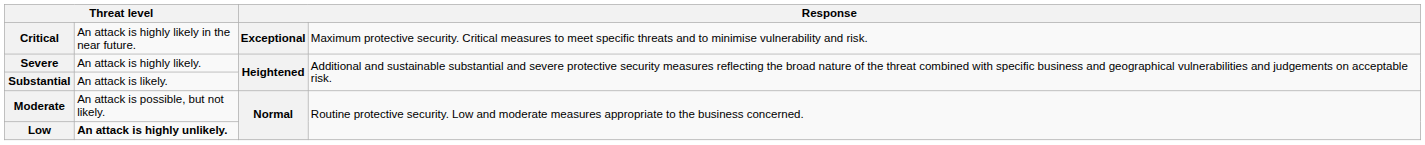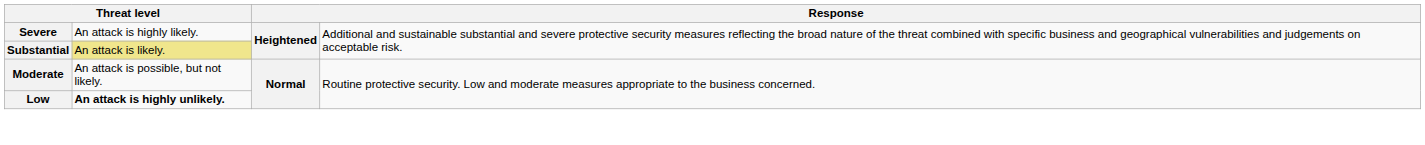- row: (39, 38)
(122, 81) no background -> (120, 50) khaki background
